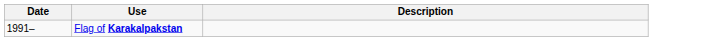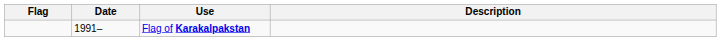+ column: (38, 12)
